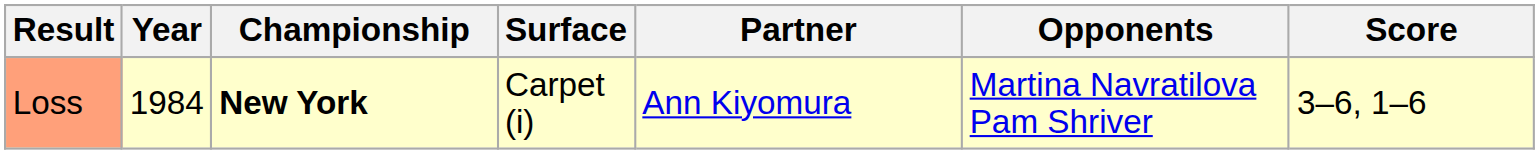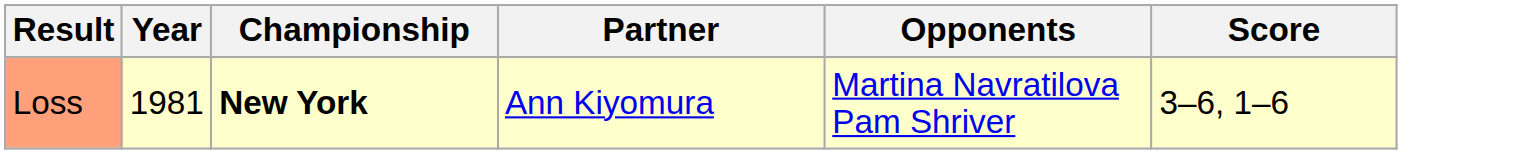- column: (566, 30)
(167, 102) 1984 -> (167, 102) 1981
